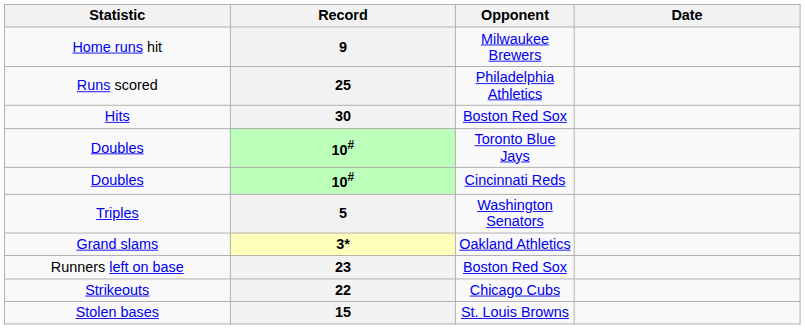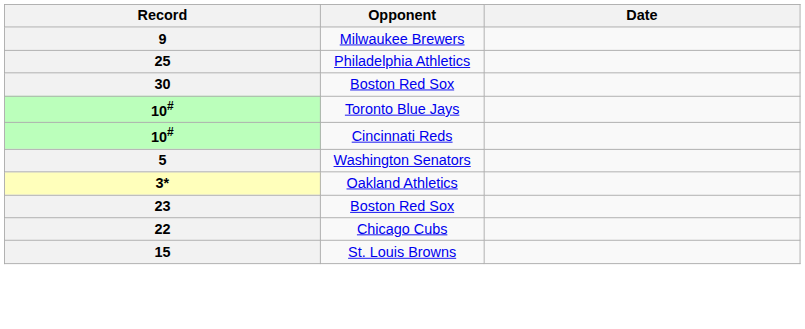- column: (117, 15)
